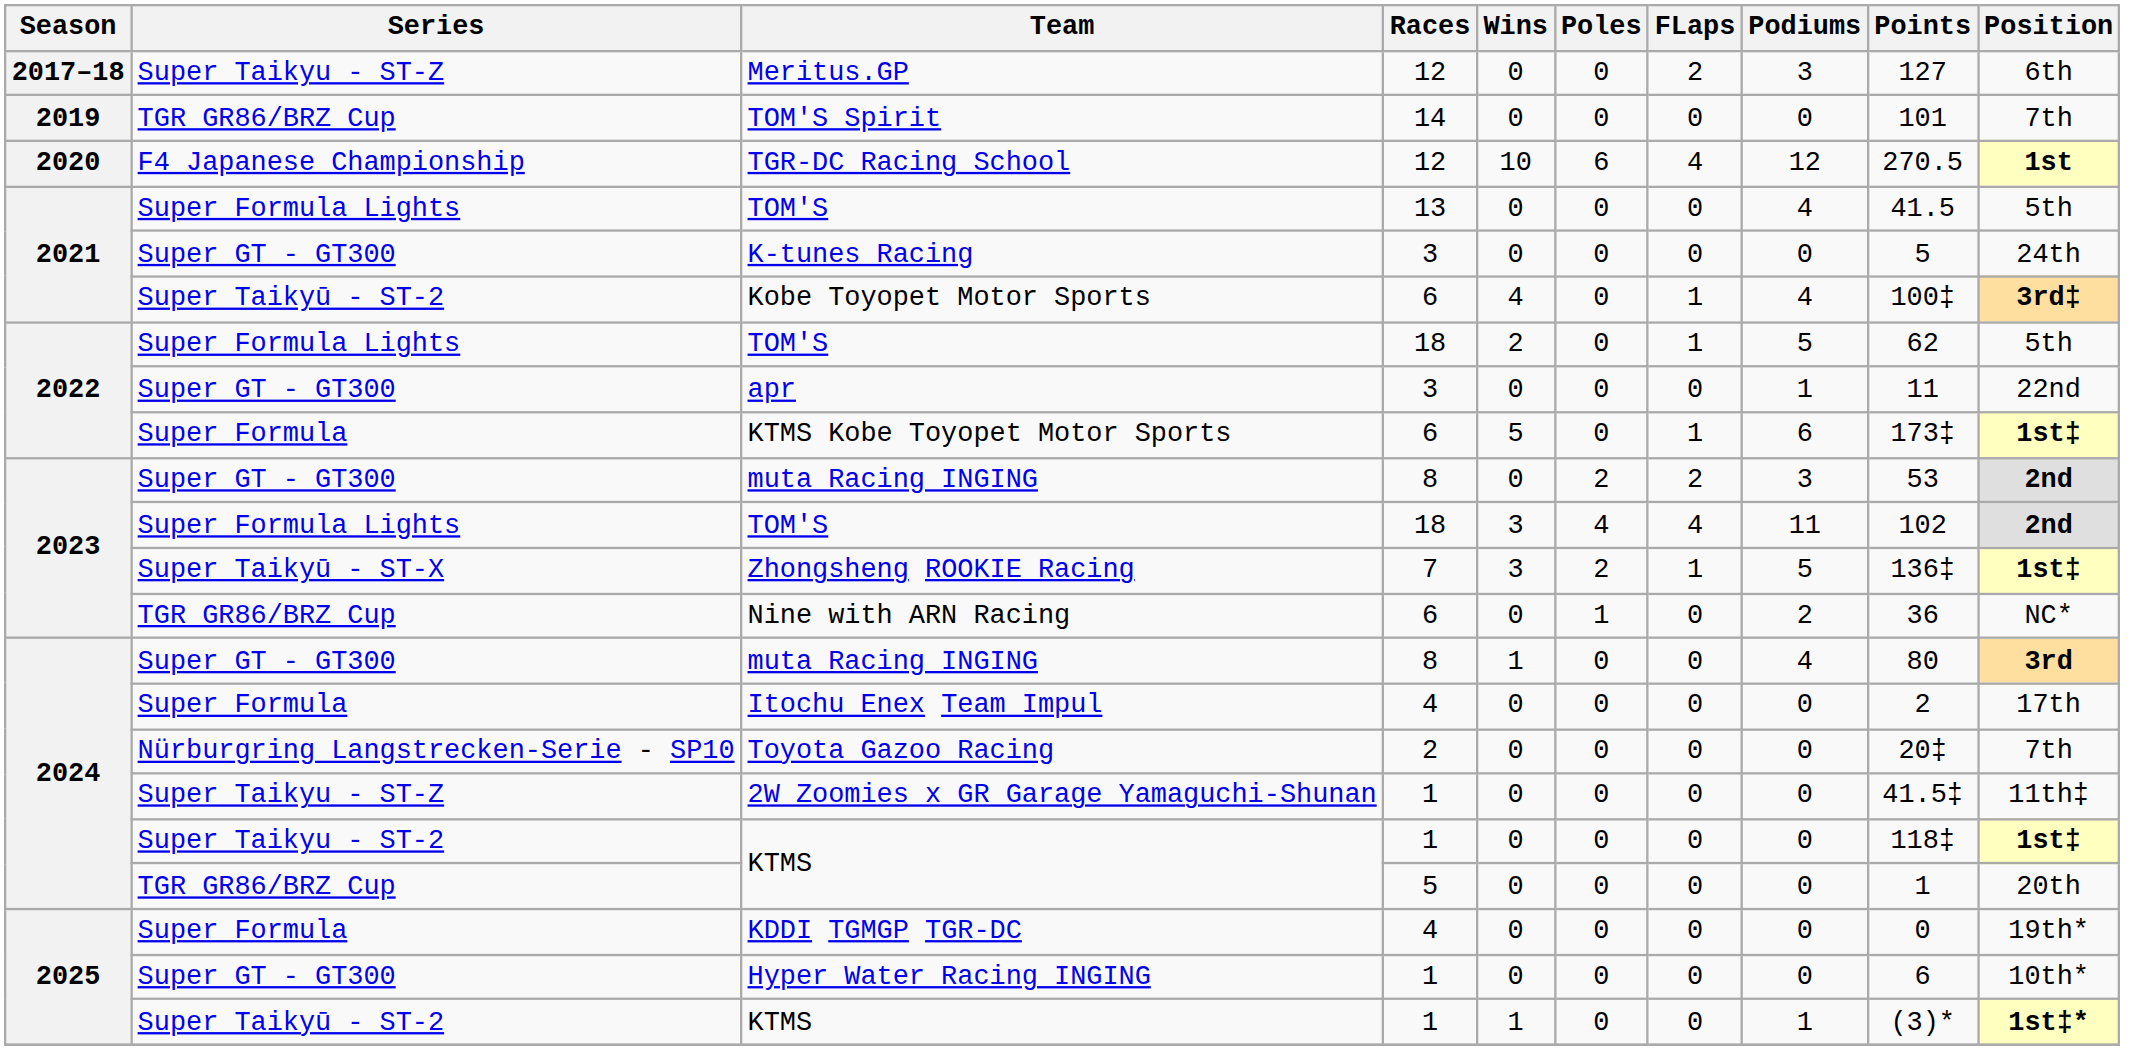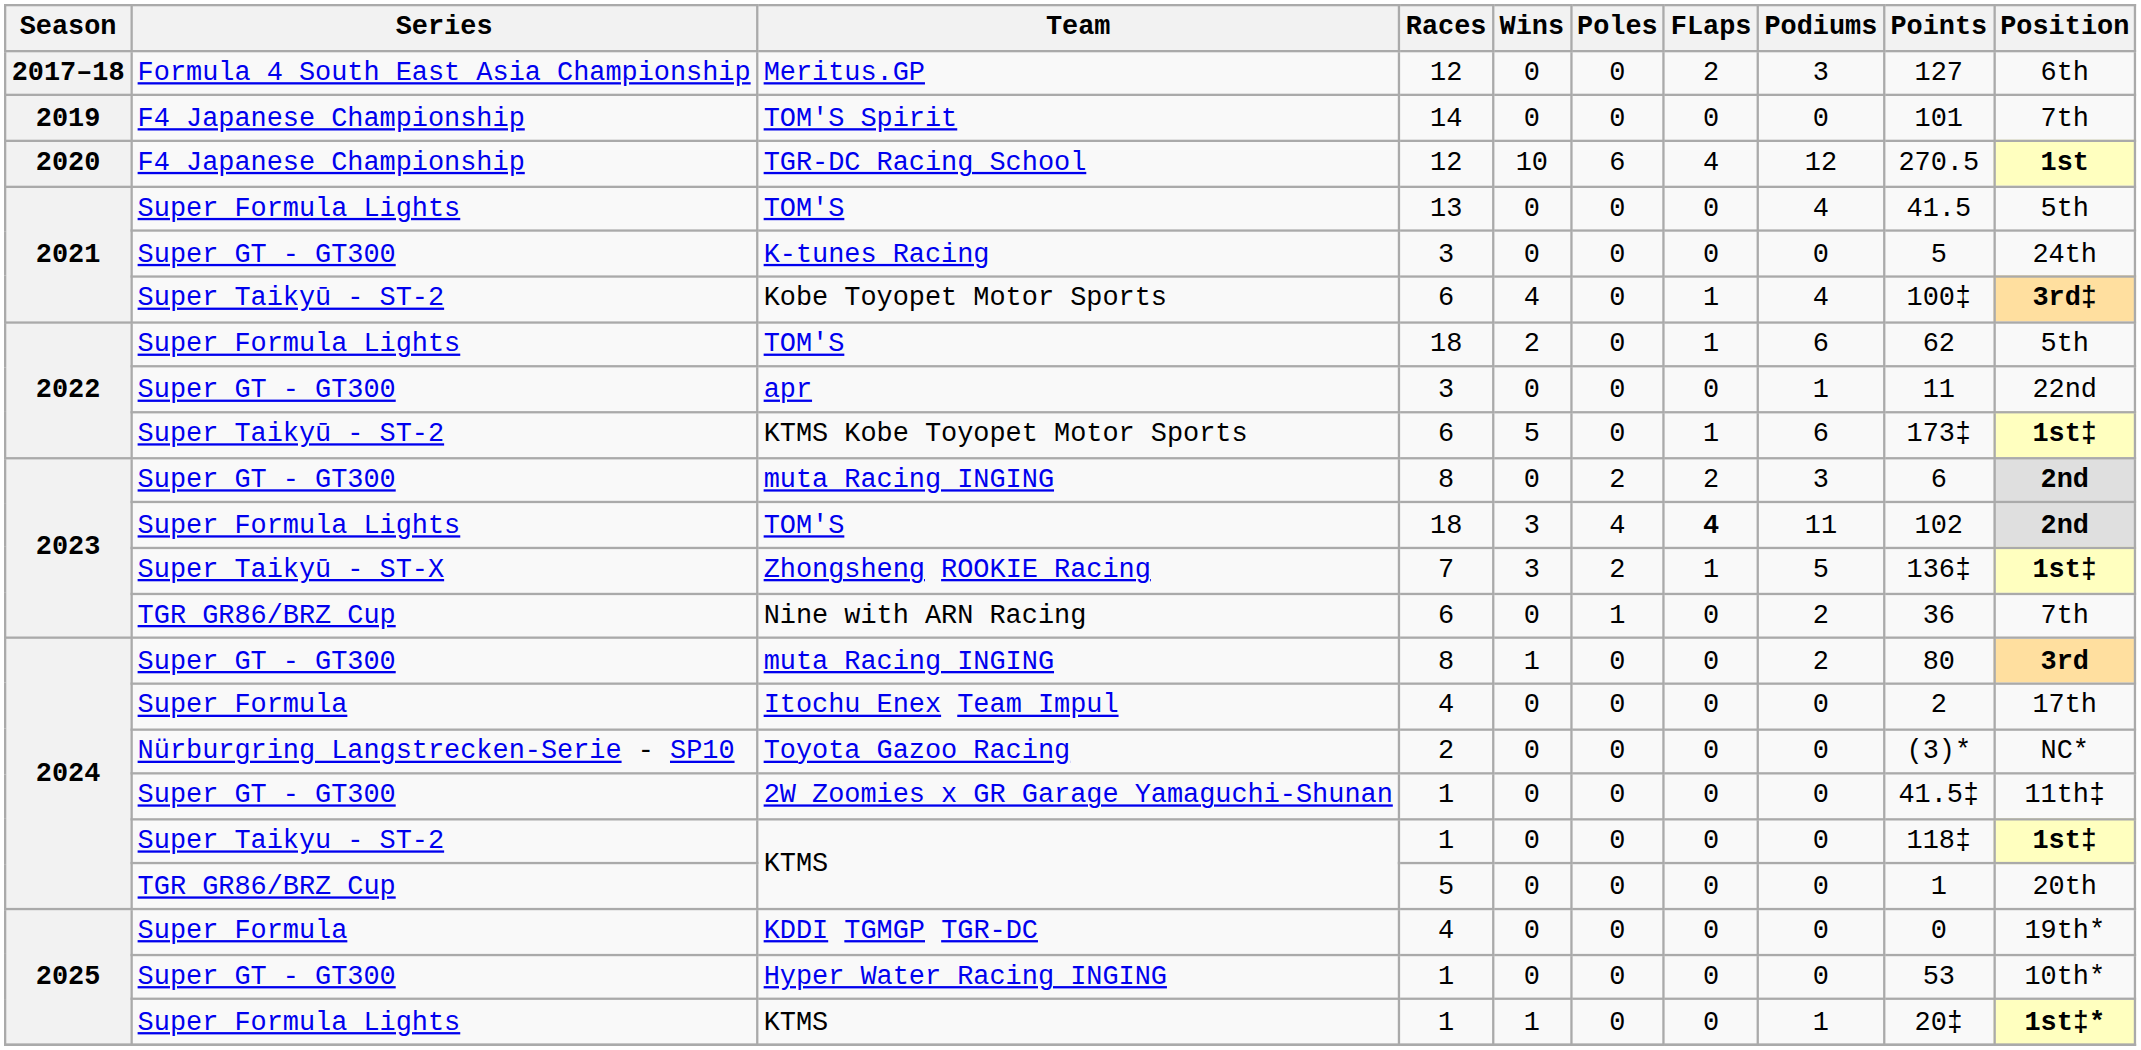(291, 73) Super Taikyu - ST-Z -> (444, 73) Formula 4 South East Asia Championship
(267, 118) TGR GR86/BRZ Cup -> (331, 118) F4 Japanese Championship
(1805, 344) 5 -> (1821, 344) 6
(242, 434) Super Formula -> (291, 434) Super Taikyū - ST-2
(1923, 480) 53 -> (1939, 480) 6
(1695, 525) normal -> (1711, 525) bold
(2049, 615) NC* -> (2065, 615) 7th
(1805, 660) 4 -> (1821, 660) 2
(1923, 751) 20‡ -> (1939, 751) (3)*
(2049, 751) 7th -> (2065, 751) NC*
(291, 796) Super Taikyu - ST-Z -> (267, 796) Super GT - GT300
(1923, 977) 6 -> (1939, 977) 53
(291, 1022) Super Taikyū - ST-2 -> (299, 1022) Super Formula Lights
(1923, 1022) (3)* -> (1939, 1022) 20‡
